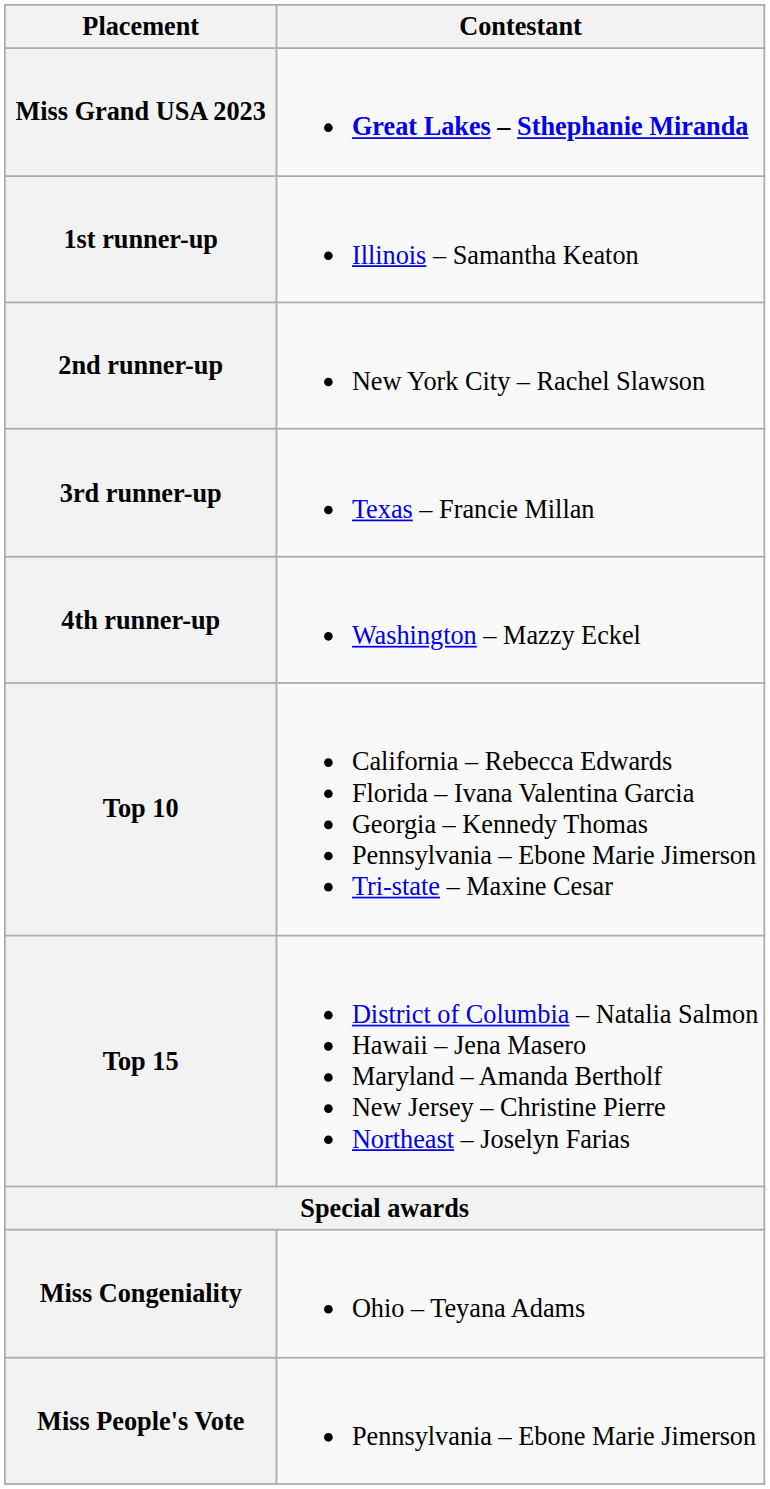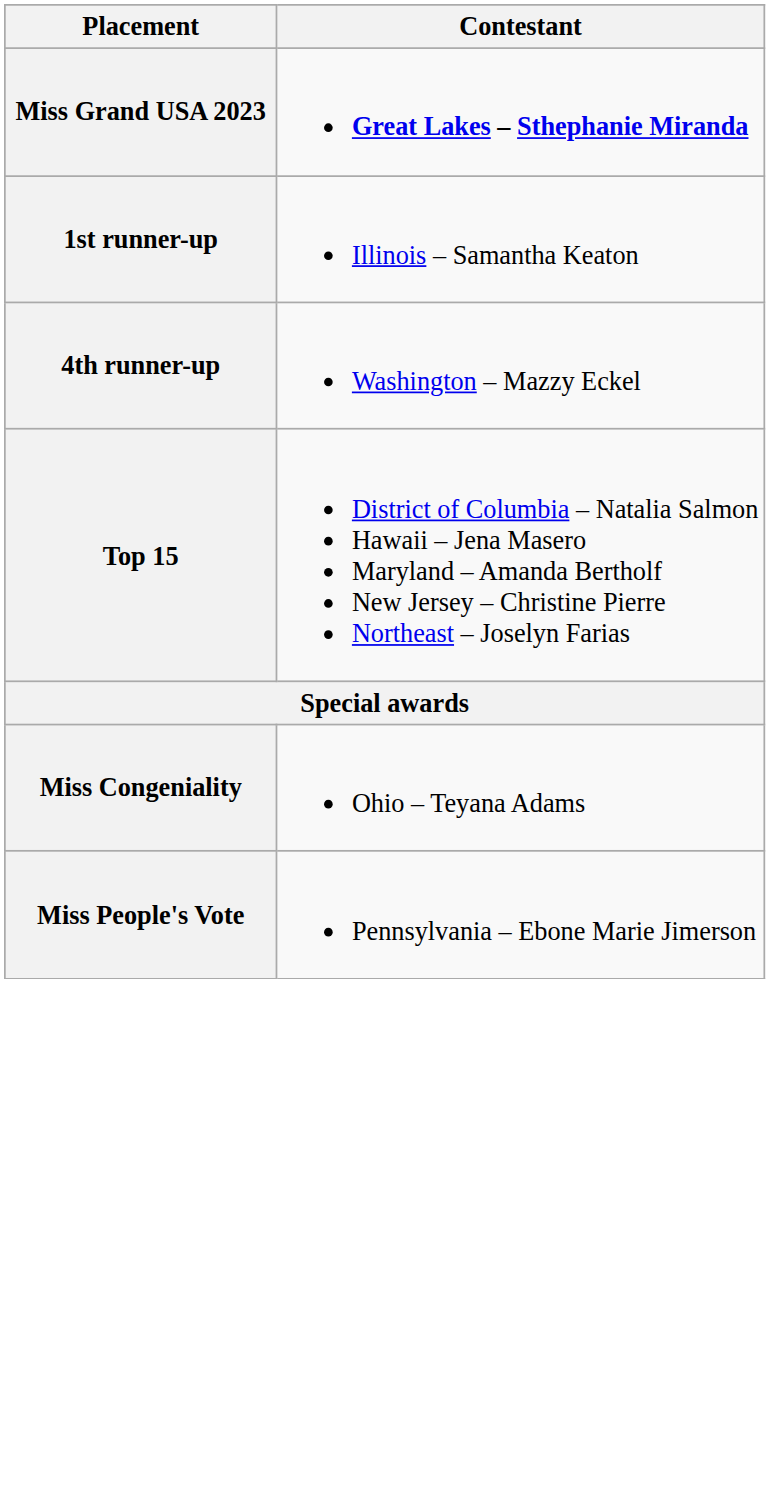- row: (141, 365)
- row: (141, 492)
- row: (141, 809)
